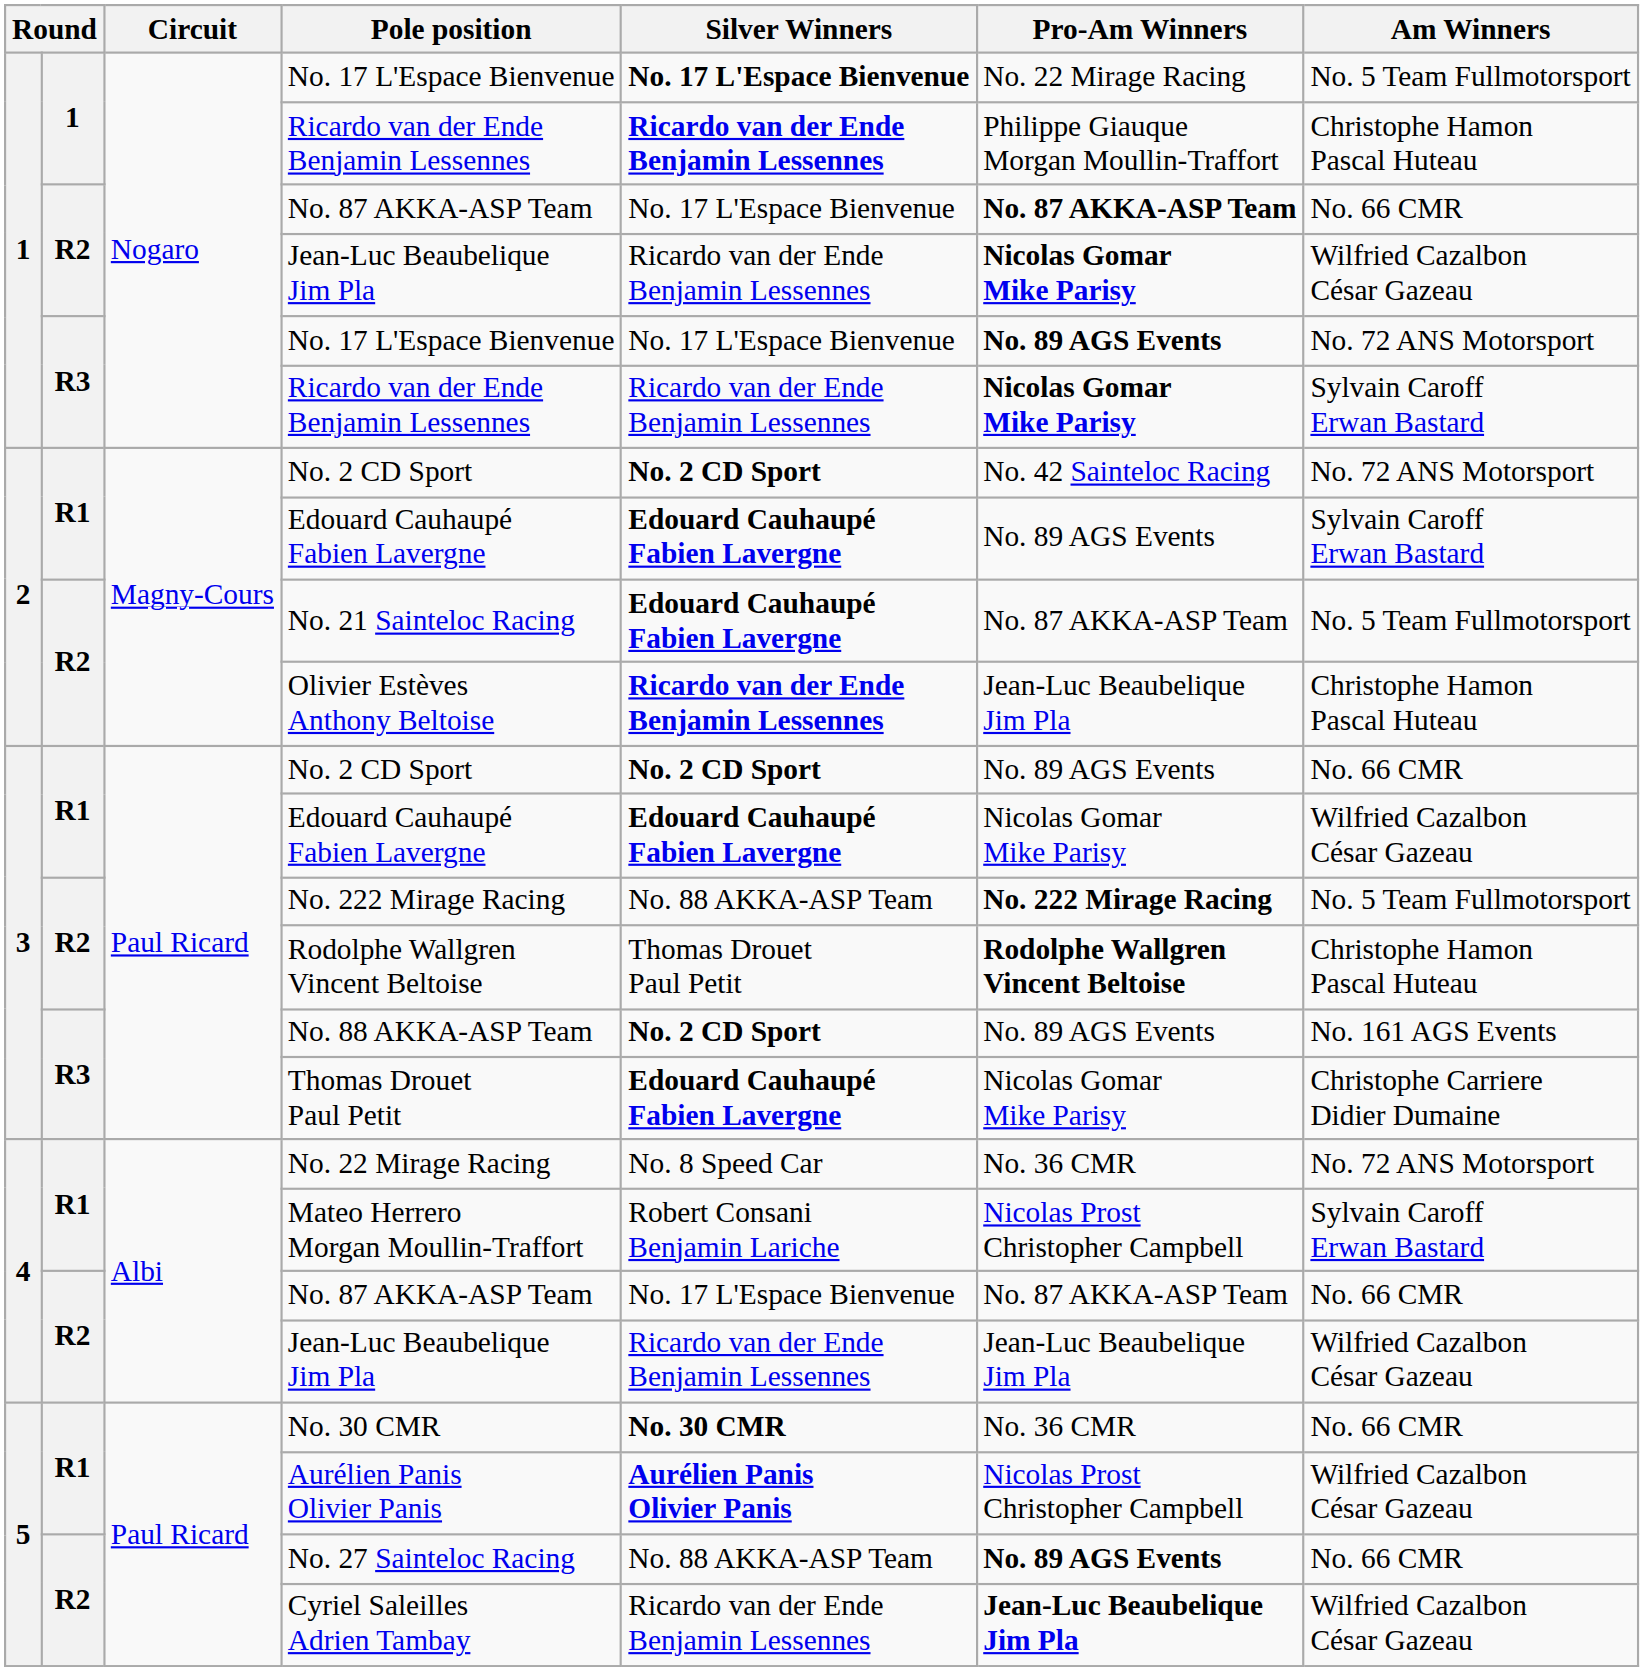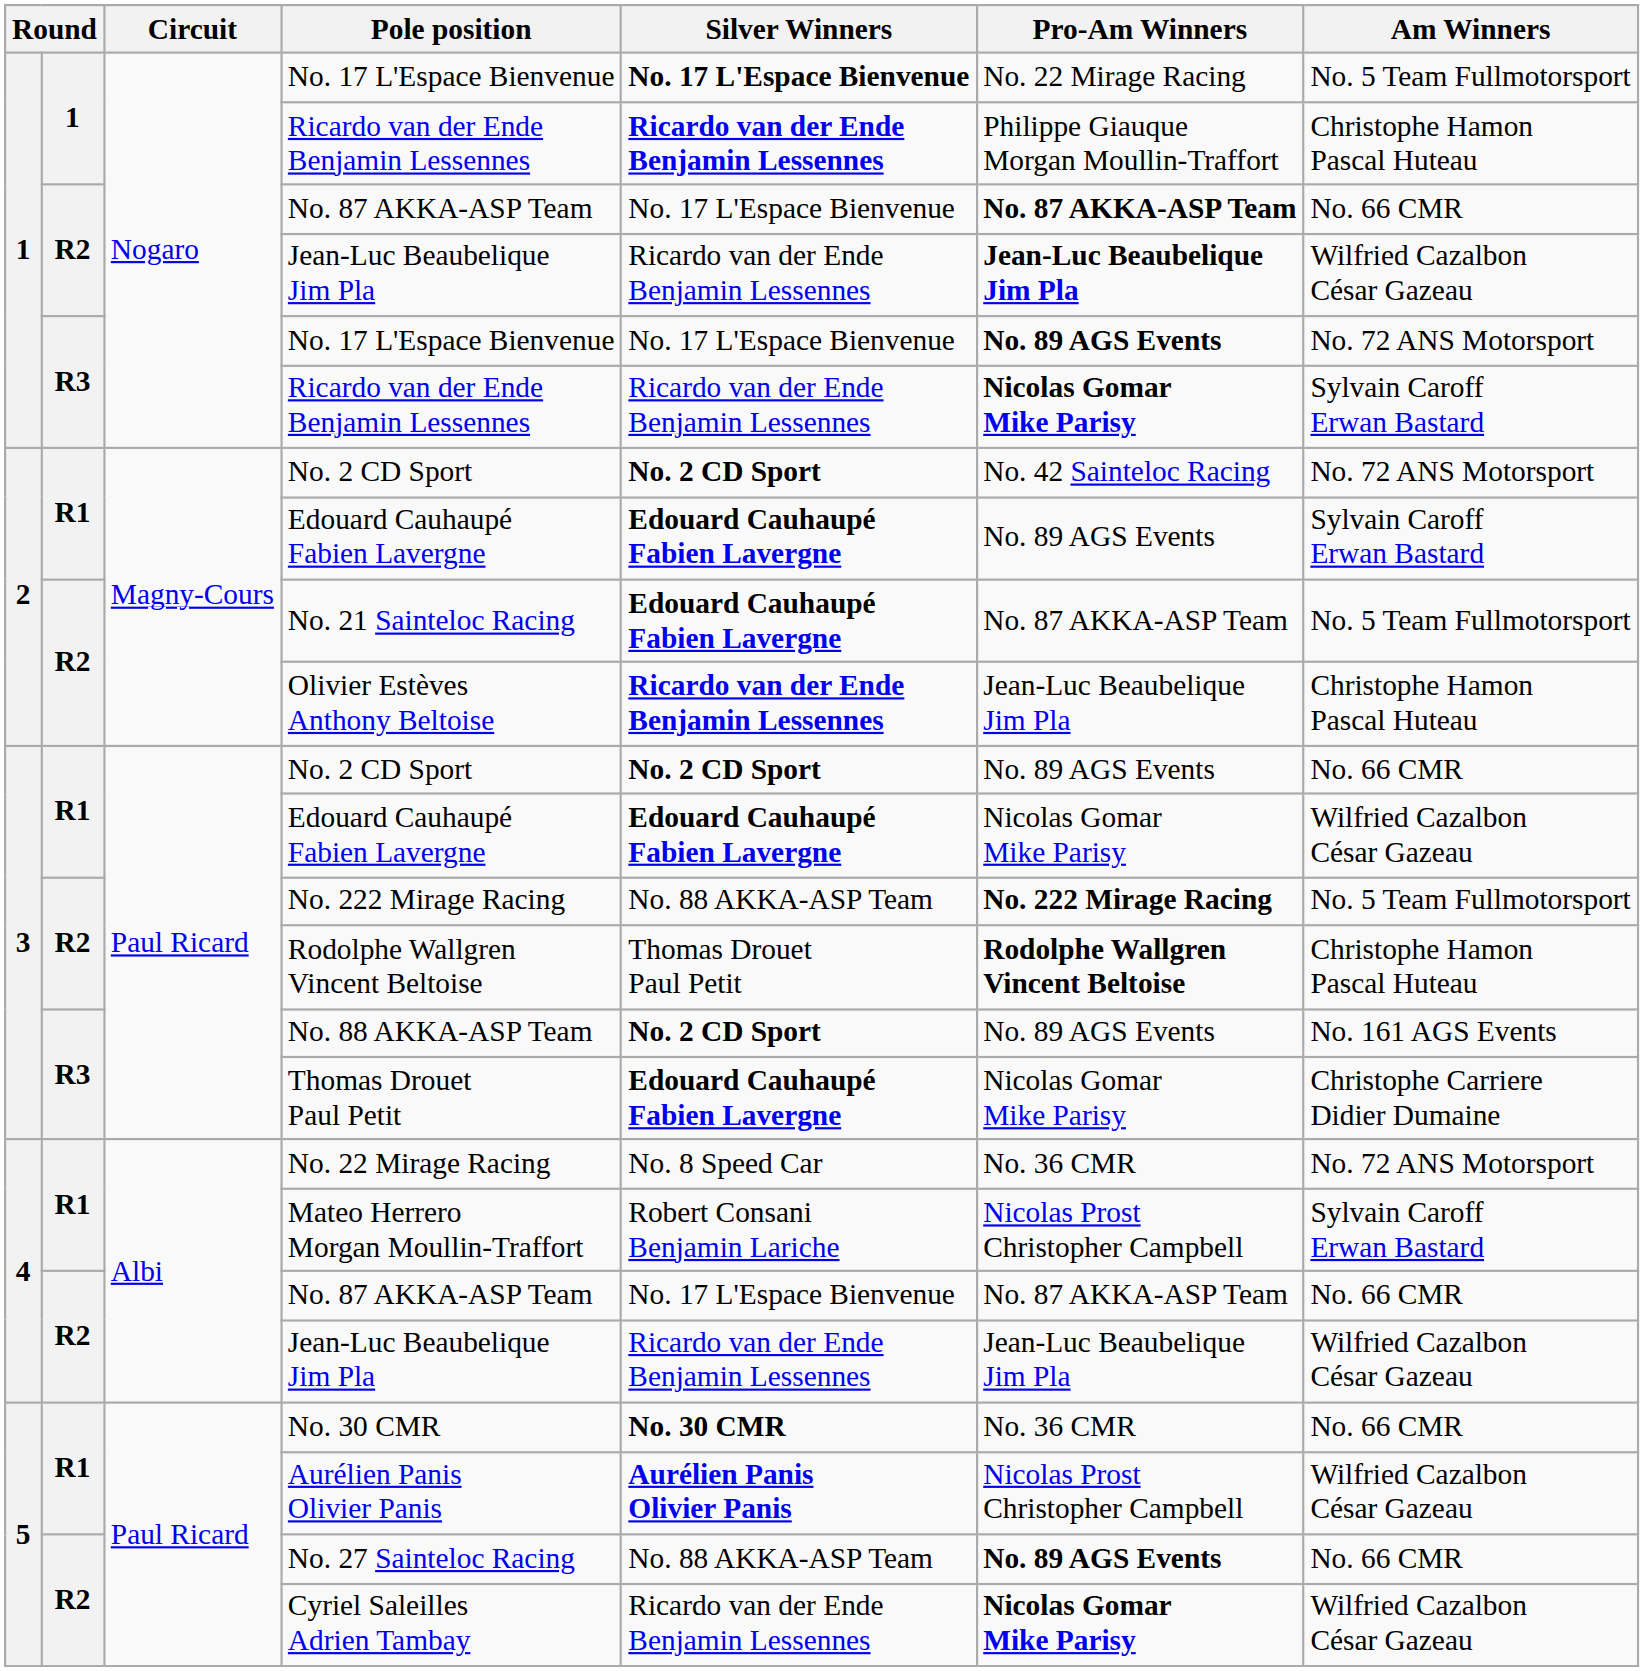(1077, 274) Nicolas Gomar Mike Parisy -> (1123, 274) Jean-Luc Beaubelique Jim Pla
(1123, 1623) Jean-Luc Beaubelique Jim Pla -> (1077, 1623) Nicolas Gomar Mike Parisy
